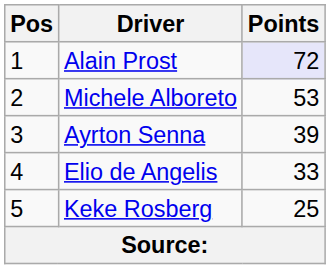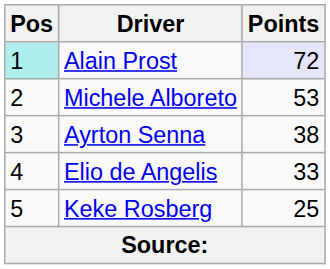(17, 61) no background -> (17, 61) paleturquoise background
(306, 135) 39 -> (306, 135) 38
